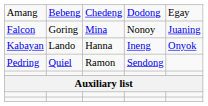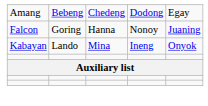(96, 29) Mina -> (102, 29) Hanna
(99, 46) Hanna -> (99, 46) Mina
- row: (23, 62)
